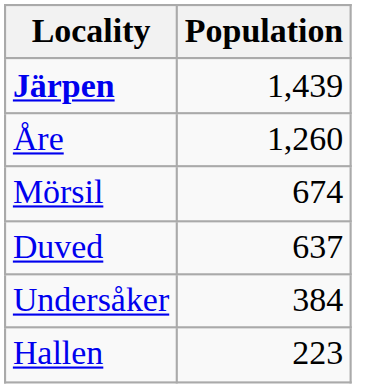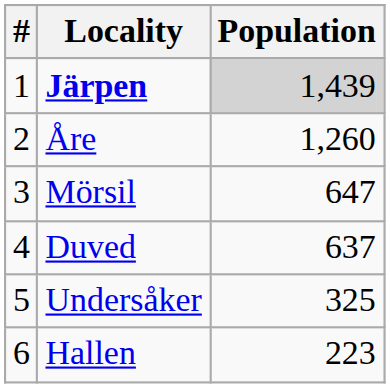+ column: (21, 31)
(305, 85) no background -> (338, 85) lightgrey background
(318, 192) 674 -> (350, 192) 647
(318, 300) 384 -> (350, 300) 325
